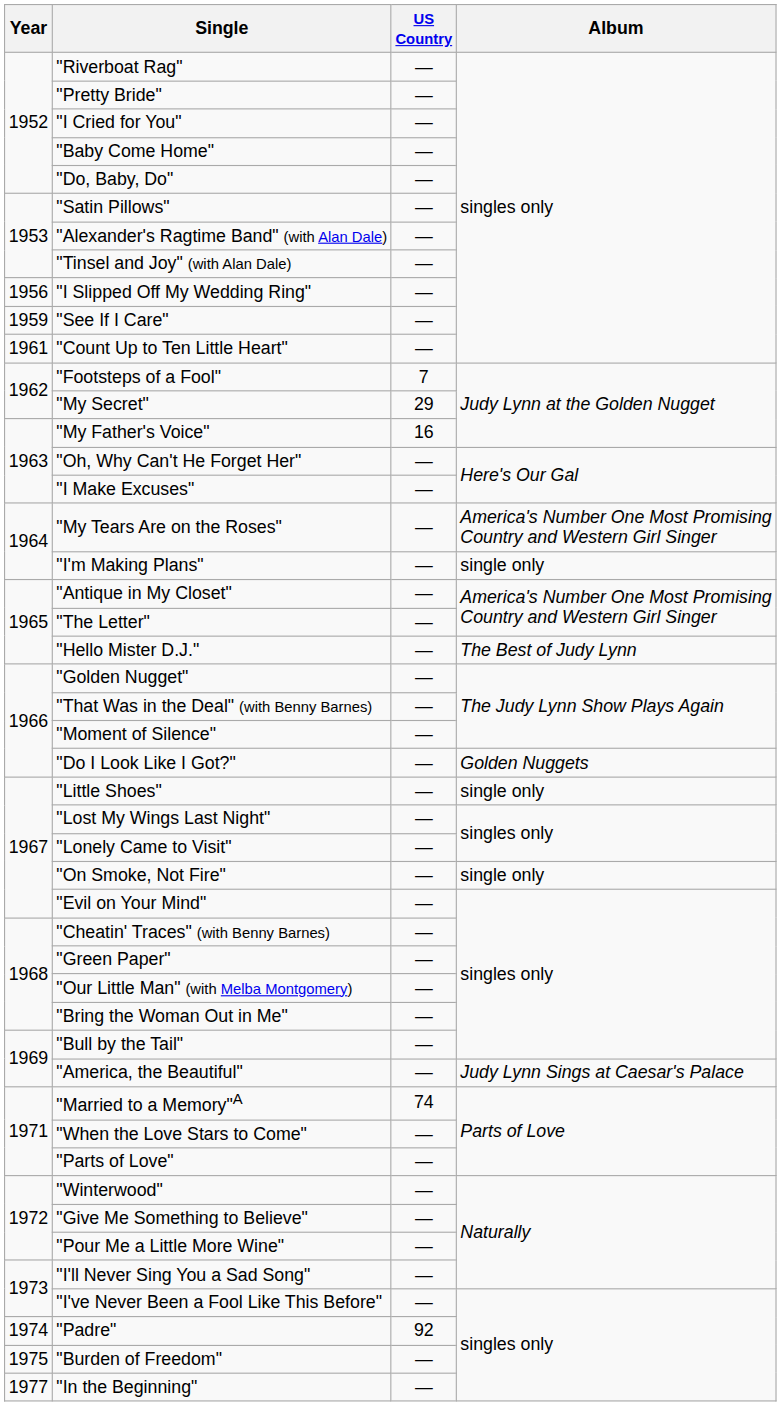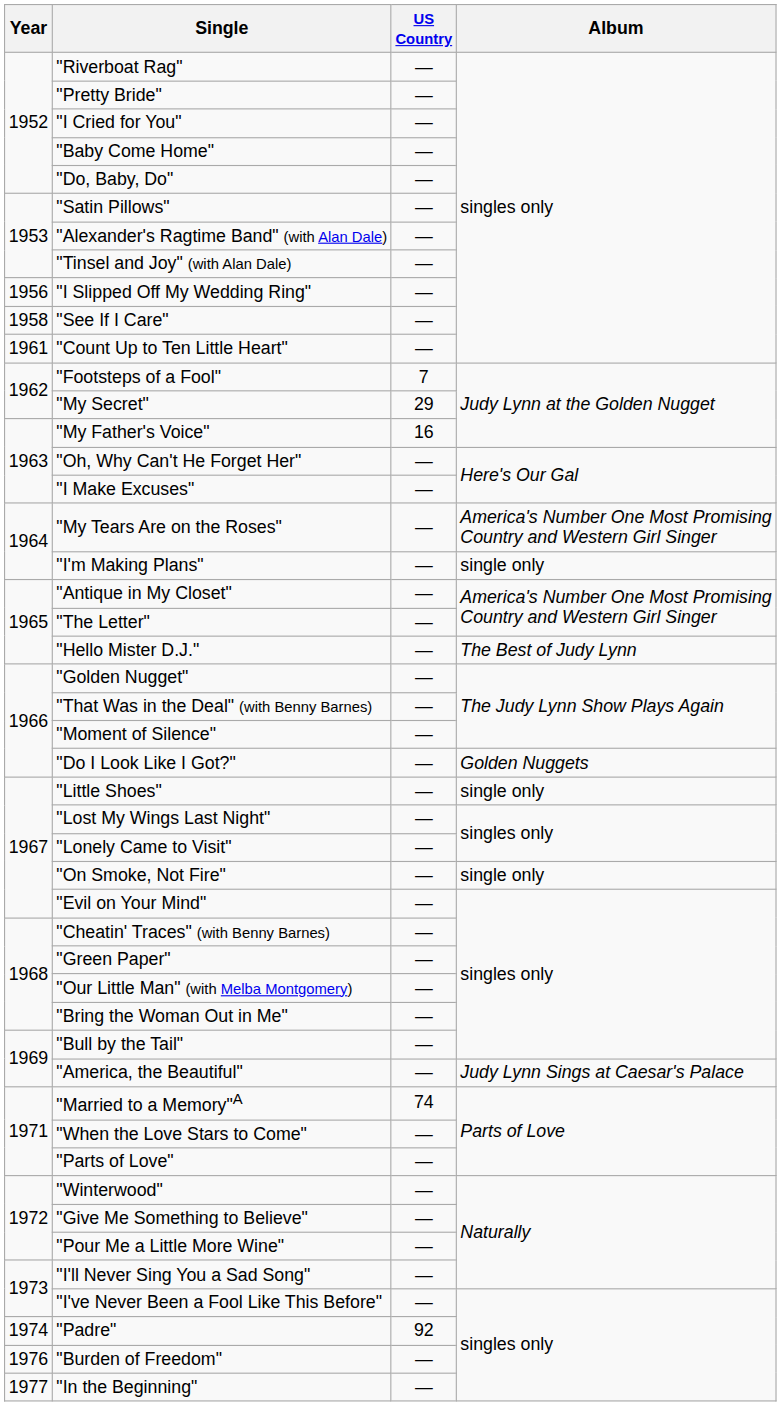(28, 320) 1959 -> (28, 320) 1958
(28, 1358) 1975 -> (28, 1358) 1976
